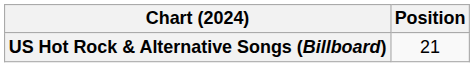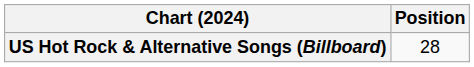(430, 47) 21 -> (430, 47) 28
